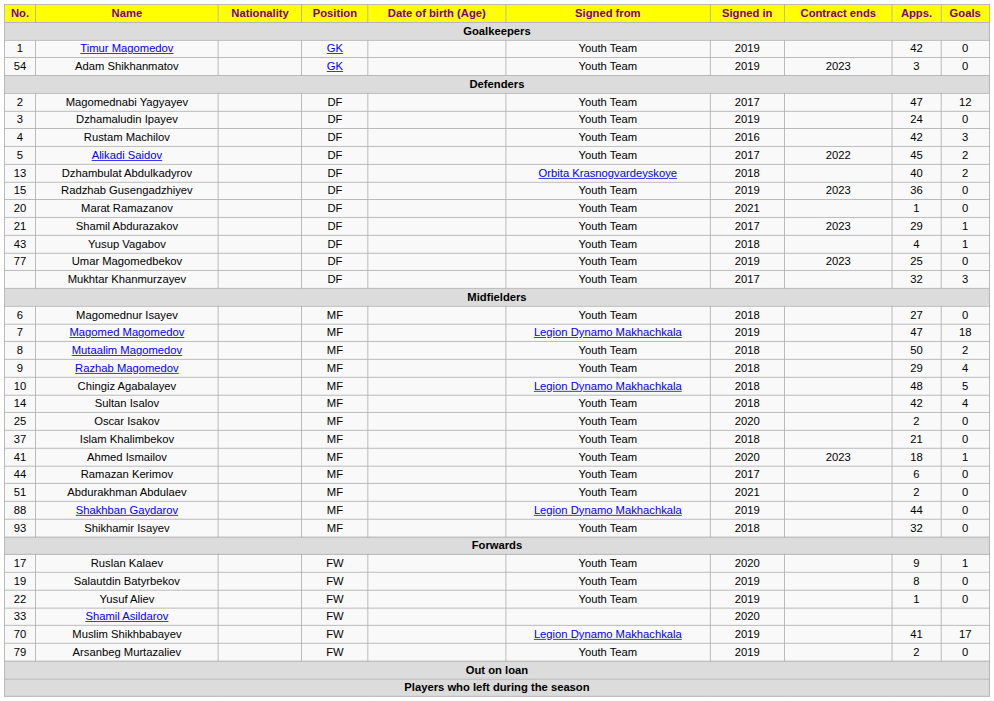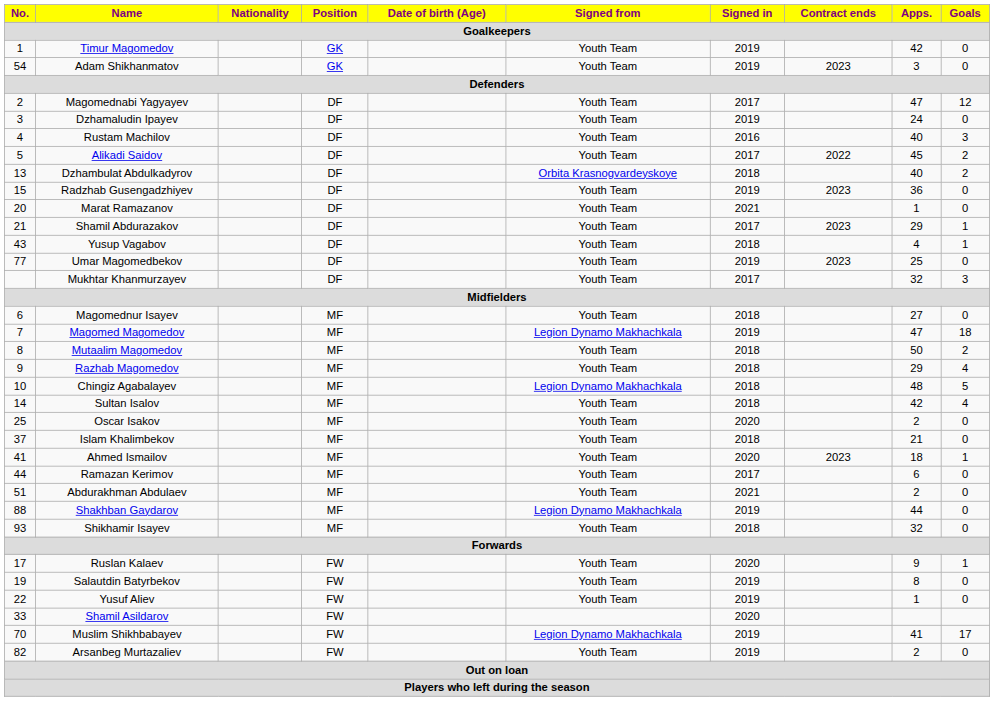(916, 138) 42 -> (916, 138) 40
(20, 652) 79 -> (20, 652) 82
